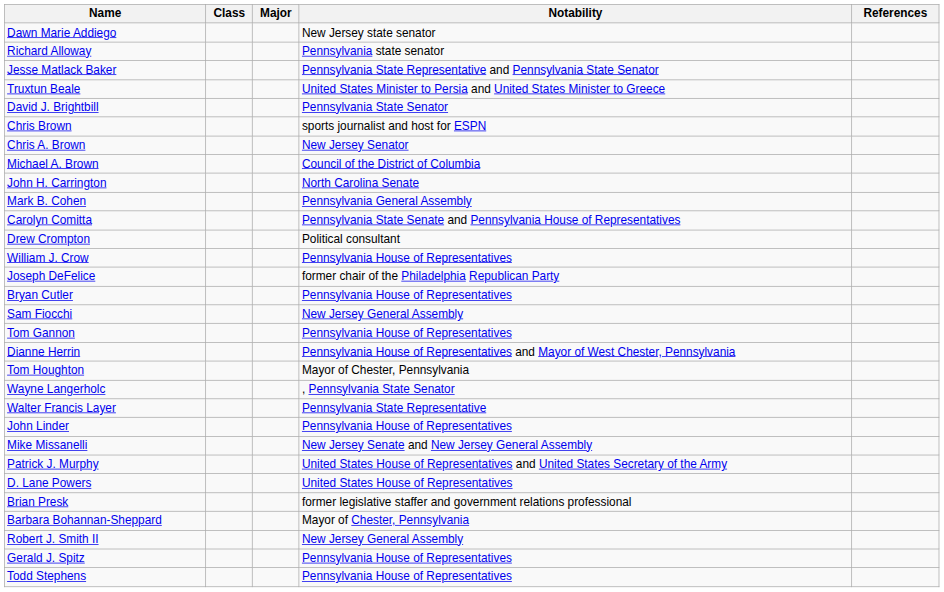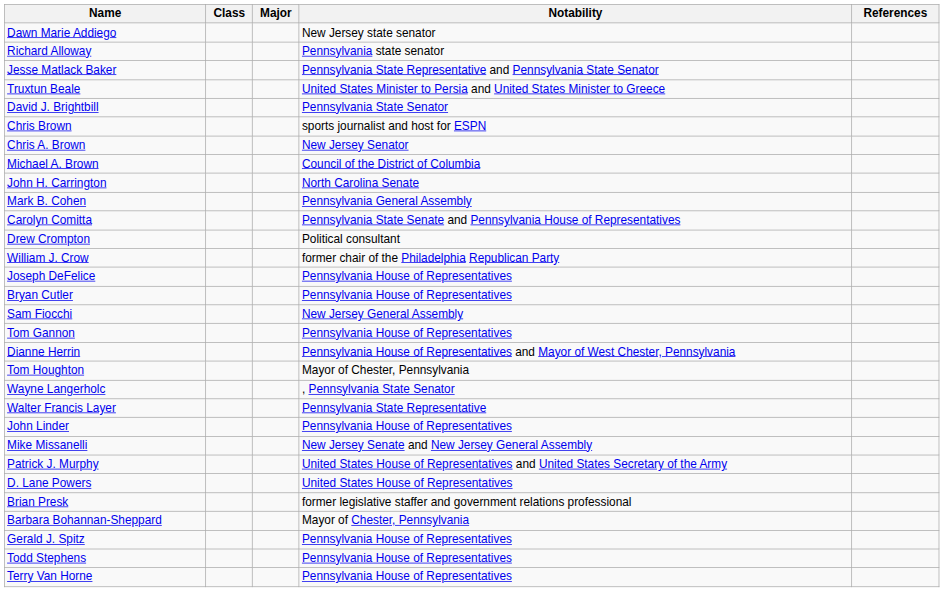(407, 257) Pennsylvania House of Representatives -> (431, 257) former chair of the Philadelphia Republican Party
(431, 276) former chair of the Philadelphia Republican Party -> (407, 276) Pennsylvania House of Representatives
- row: (53, 539)
+ row: (50, 577)
